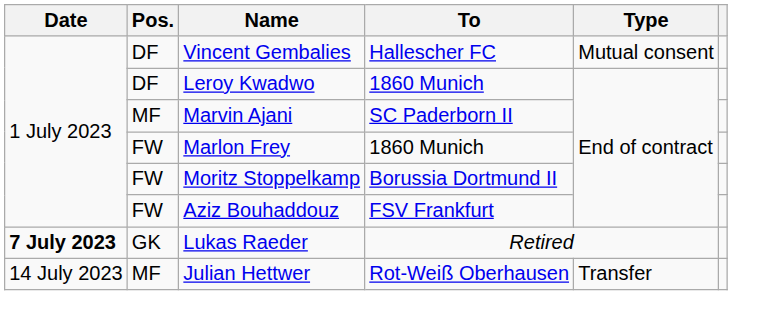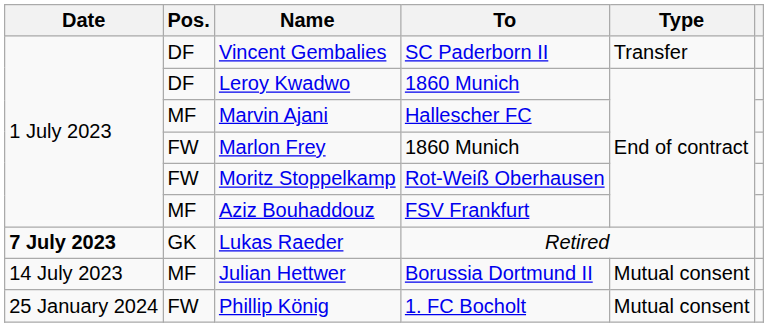(433, 52) Hallescher FC -> (477, 52) SC Paderborn II
(646, 52) Mutual consent -> (651, 52) Transfer
(441, 115) SC Paderborn II -> (468, 115) Hallescher FC
(463, 178) Borussia Dortmund II -> (505, 178) Rot-Weiß Oberhausen
(147, 210) FW -> (182, 210) MF
(469, 274) Rot-Weiß Oberhausen -> (499, 274) Borussia Dortmund II
(615, 274) Transfer -> (682, 274) Mutual consent
+ row: (274, 305)
